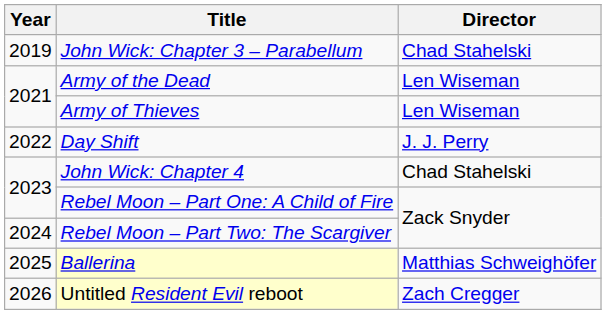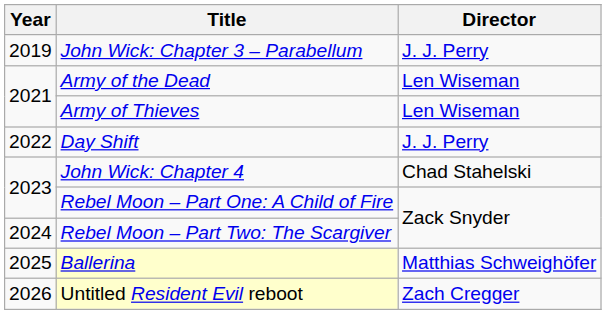(467, 50) Chad Stahelski -> (445, 50) J. J. Perry
